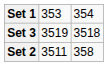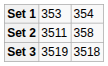rows swapped: (21, 52) <-> (21, 33)
